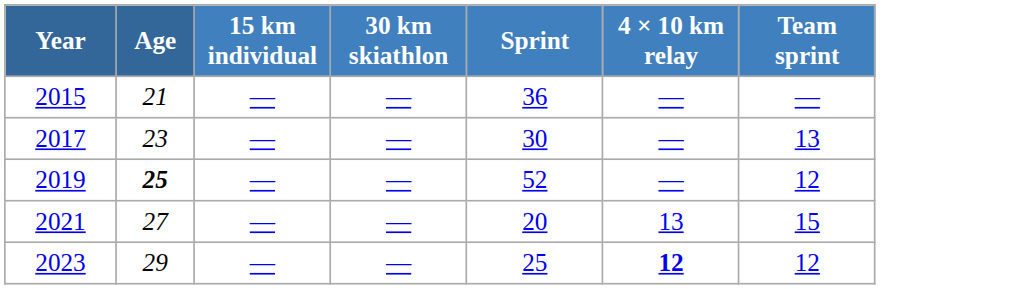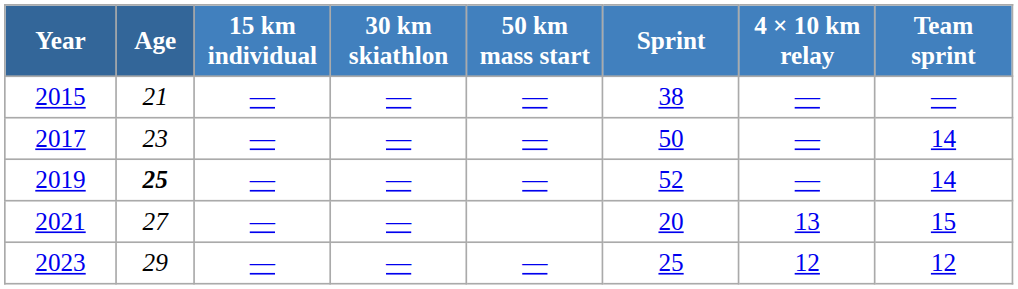+ column: (535, 40)
(535, 96) 36 -> (671, 96) 38
(535, 138) 30 -> (671, 138) 50
(807, 138) 13 -> (944, 138) 14
(807, 180) 12 -> (944, 180) 14
(671, 263) bold -> (807, 263) normal
